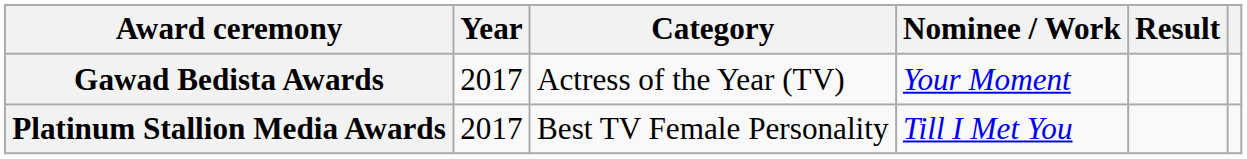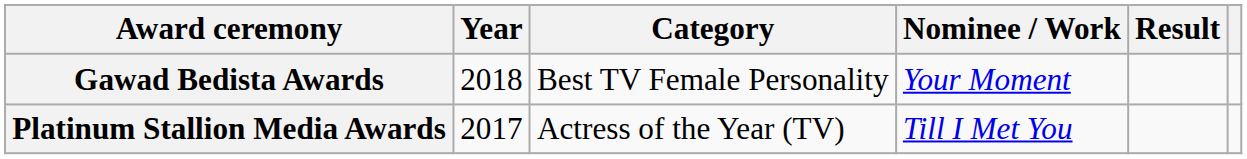(491, 78) 2017 -> (491, 78) 2018
(691, 78) Actress of the Year (TV) -> (713, 78) Best TV Female Personality
(713, 128) Best TV Female Personality -> (691, 128) Actress of the Year (TV)
